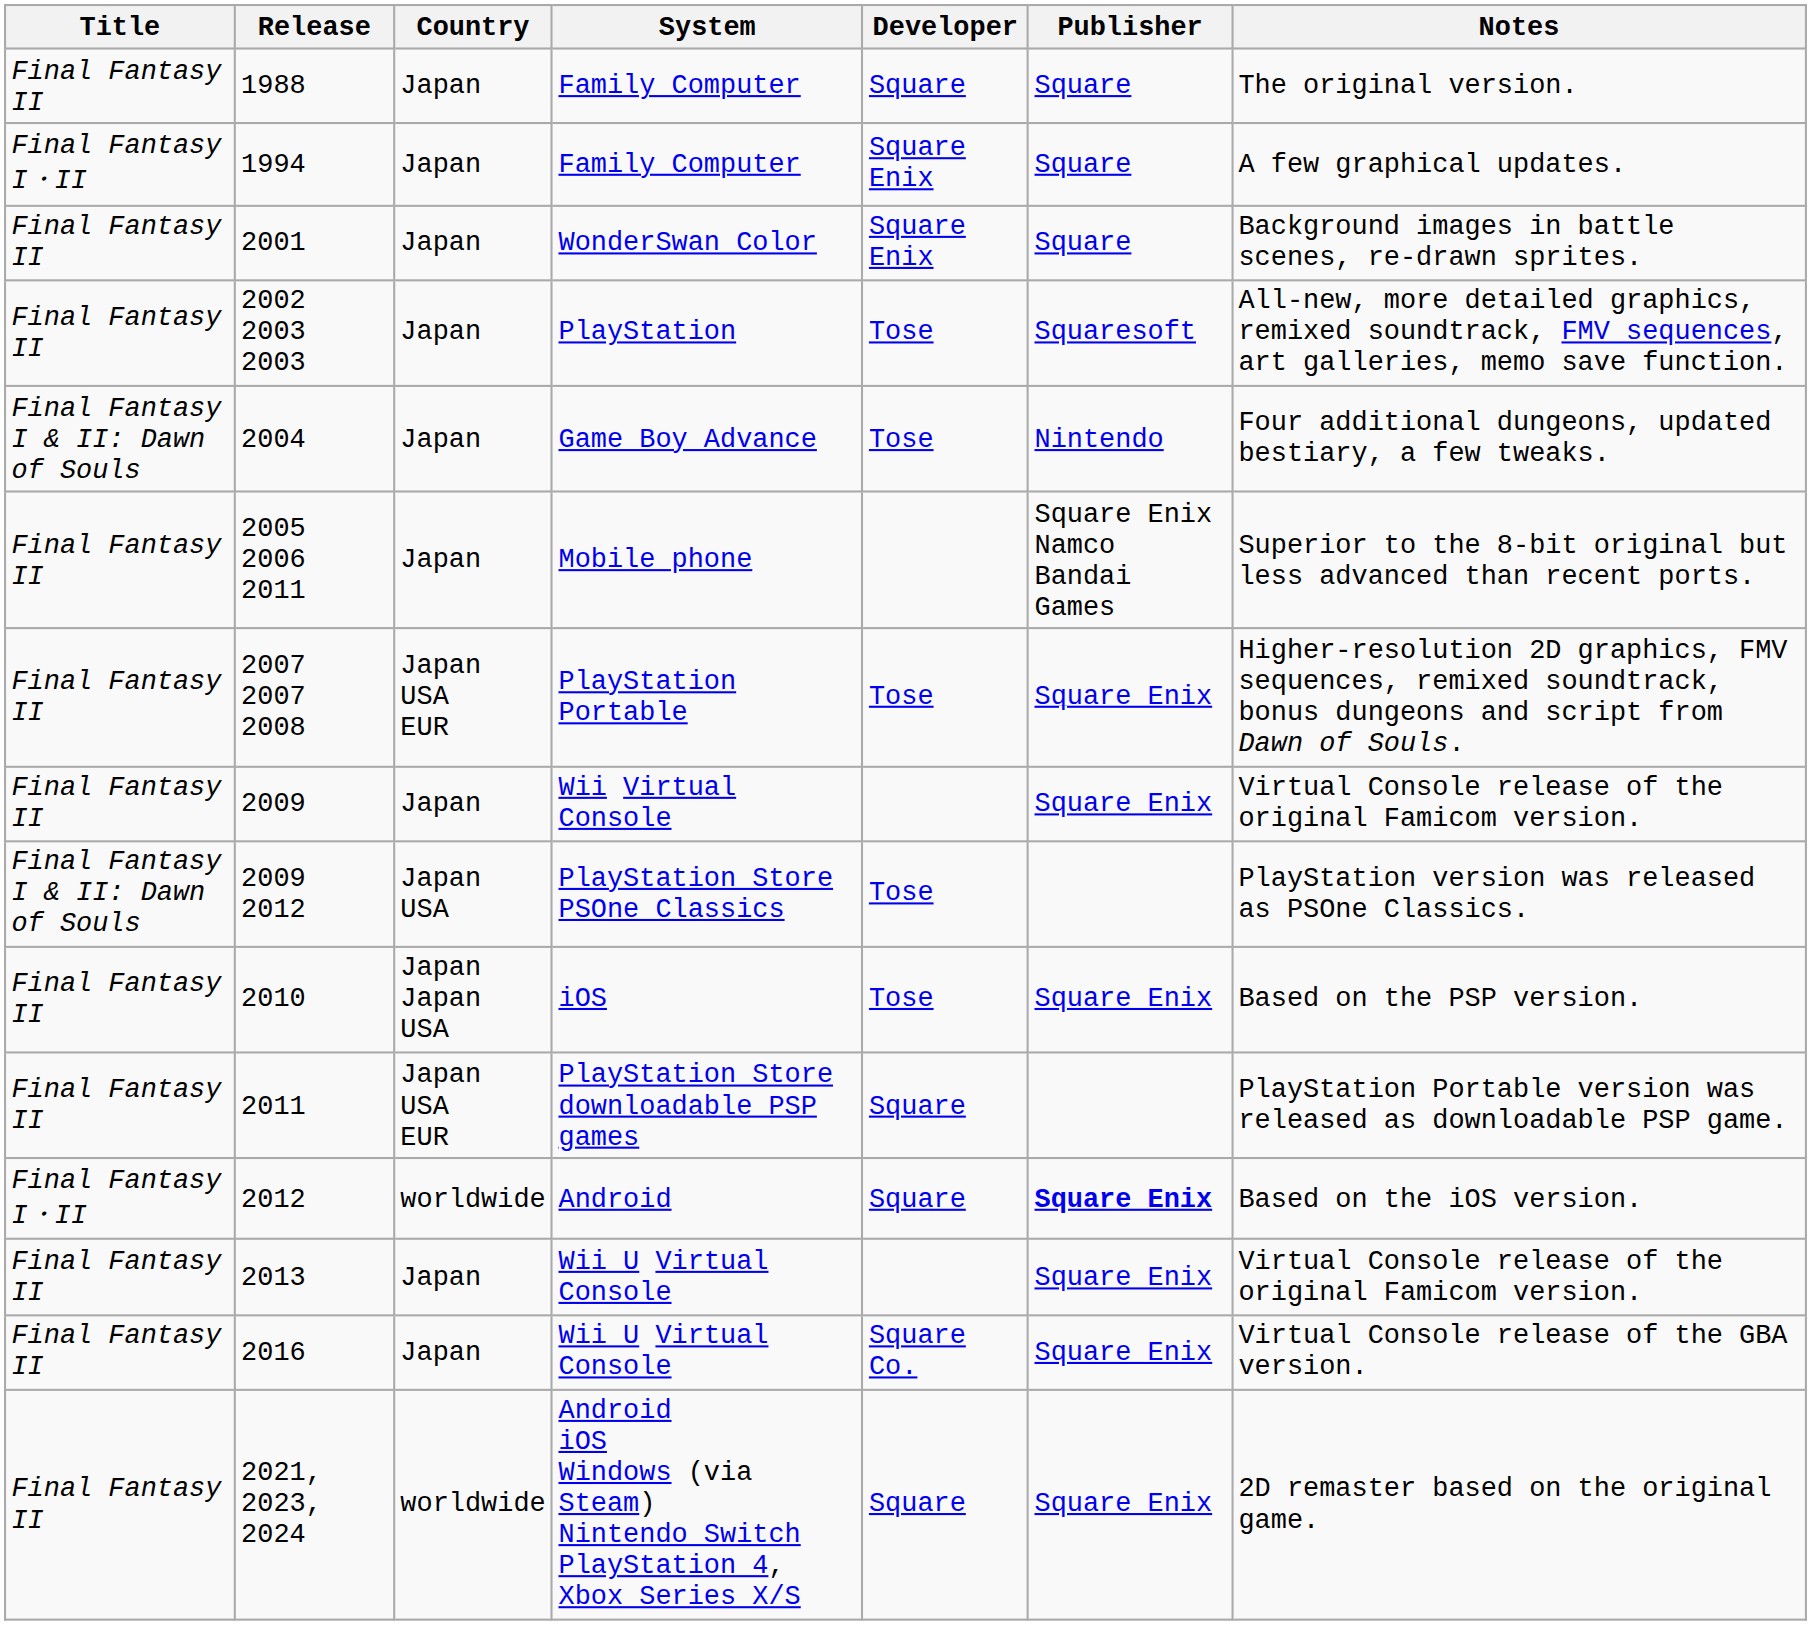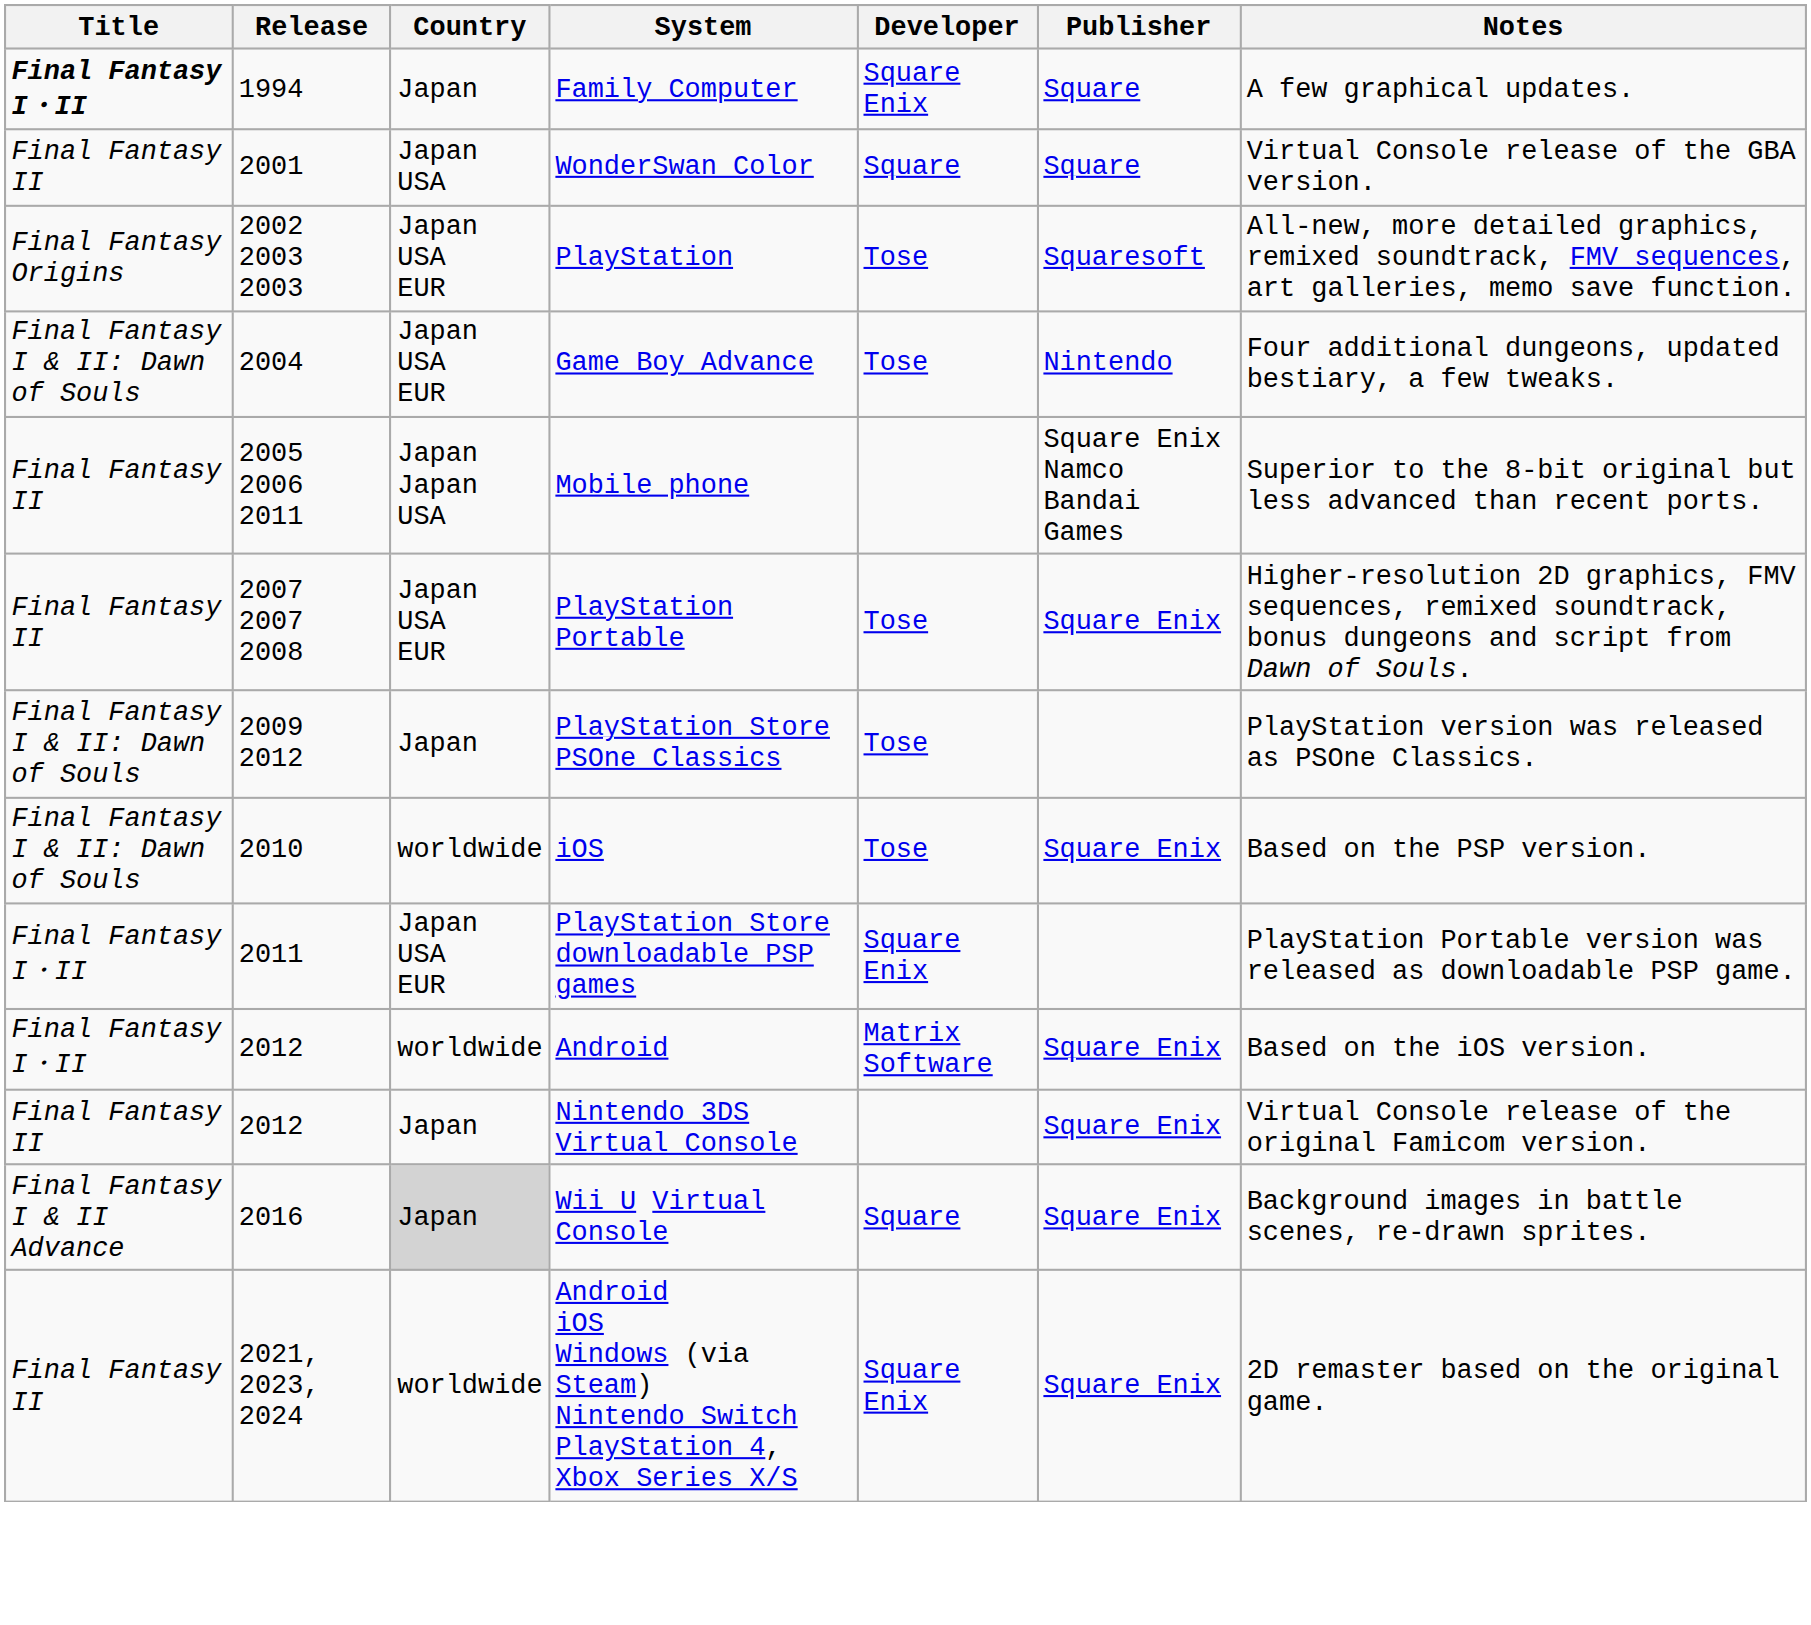- row: (273, 86)
(116, 163) normal -> (116, 88) bold
(441, 242) Japan -> (438, 167) Japan USA
(917, 242) Square Enix -> (912, 167) Square
(1456, 242) Background images in battle scenes, re-drawn sprites. -> (1521, 167) Virtual Console release of the GBA version.
(116, 333) Final Fantasy II -> (116, 258) Final Fantasy Origins
(441, 333) Japan -> (438, 258) Japan USA EUR
(441, 439) Japan -> (438, 364) Japan USA EUR
(441, 560) Japan -> (438, 485) Japan Japan USA
- row: (273, 803)
(441, 894) Japan USA -> (438, 744) Japan
(116, 1000) Final Fantasy II -> (116, 850) Final Fantasy I & II: Dawn of Souls
(441, 1000) Japan Japan USA -> (470, 850) worldwide
(116, 1106) Final Fantasy II -> (116, 955) Final Fantasy I・II
(917, 1106) Square -> (912, 956) Square Enix
(917, 1199) Square -> (928, 1049) Matrix Software
(1123, 1199) bold -> (1132, 1049) normal
+ row: (271, 1127)
- row: (273, 1277)
(116, 1352) Final Fantasy II -> (116, 1218) Final Fantasy I & II Advance
(441, 1352) no background -> (438, 1218) lightgrey background
(917, 1352) Square Co. -> (912, 1218) Square
(1513, 1352) Virtual Console release of the GBA version. -> (1465, 1218) Background images in battle scenes, re-drawn sprites.
(917, 1505) Square -> (912, 1386) Square Enix
